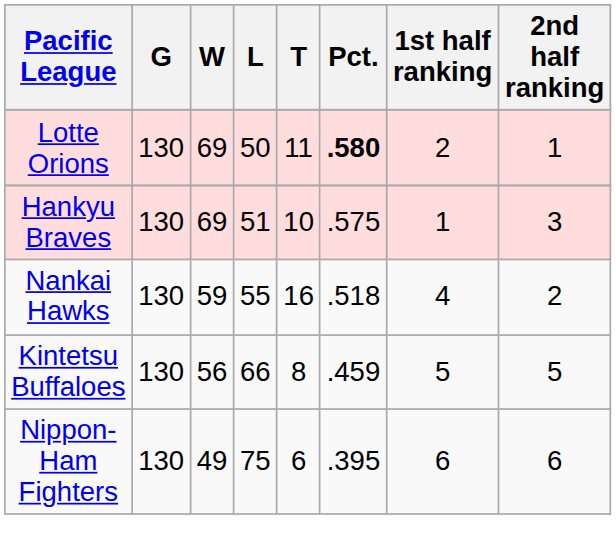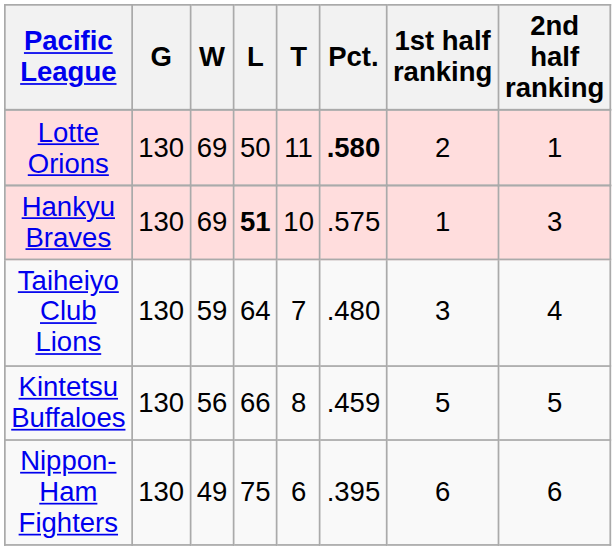(255, 221) normal -> (255, 221) bold
- row: (68, 296)
+ row: (68, 312)
